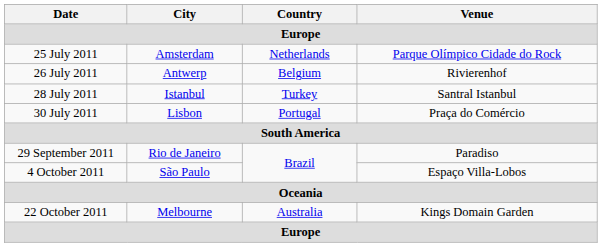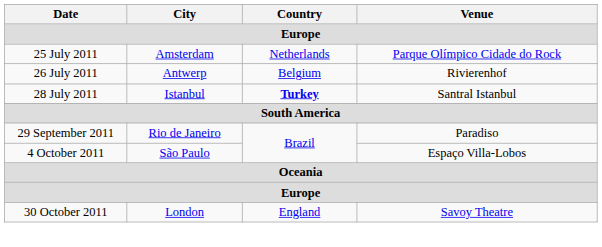(300, 93) normal -> (300, 93) bold
- row: (66, 113)
- row: (66, 212)
+ row: (66, 212)
